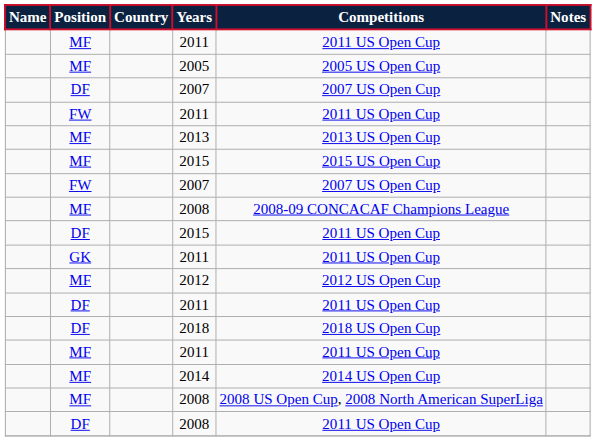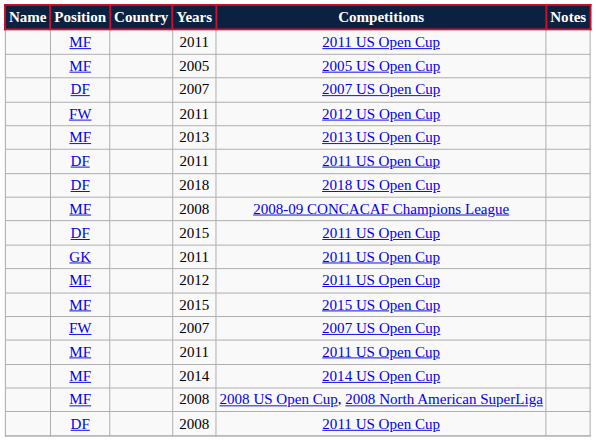(381, 113) 2011 US Open Cup -> (381, 113) 2012 US Open Cup
rows swapped: (80, 304) <-> (80, 161)
rows swapped: (80, 185) <-> (80, 328)
(381, 280) 2012 US Open Cup -> (381, 280) 2011 US Open Cup
